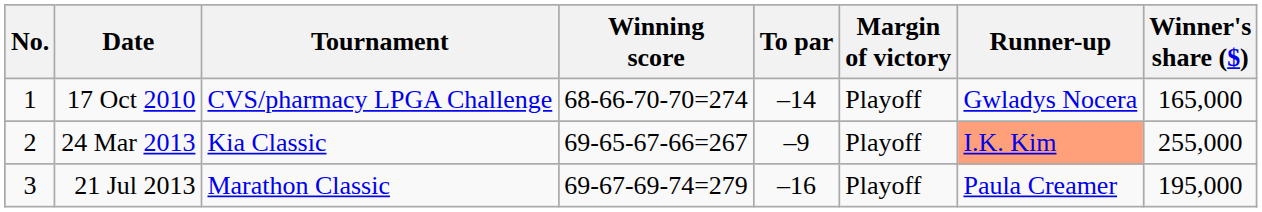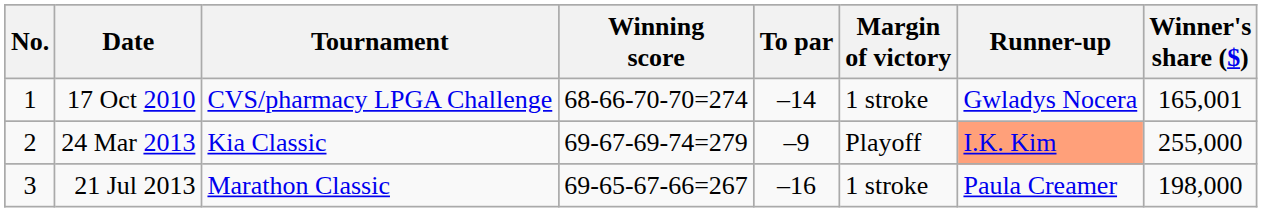(883, 99) Playoff -> (887, 99) 1 stroke
(1200, 99) 165,000 -> (1200, 99) 165,001
(656, 142) 69-65-67-66=267 -> (656, 142) 69-67-69-74=279
(656, 185) 69-67-69-74=279 -> (656, 185) 69-65-67-66=267
(883, 185) Playoff -> (887, 185) 1 stroke
(1200, 185) 195,000 -> (1200, 185) 198,000
